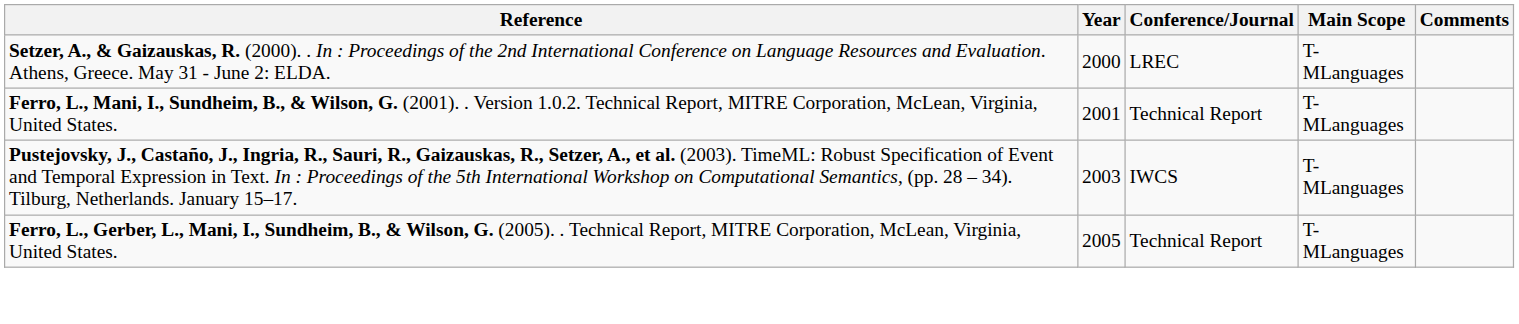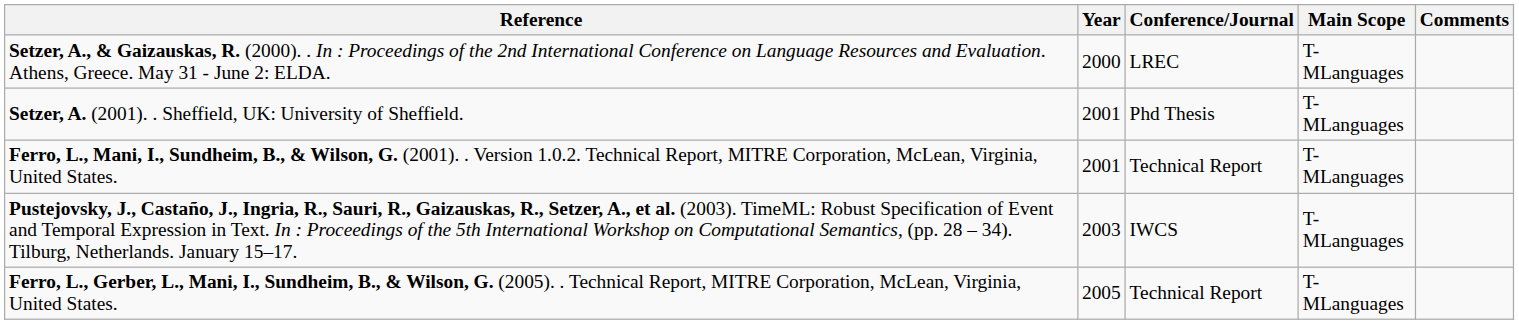+ row: (236, 113)
